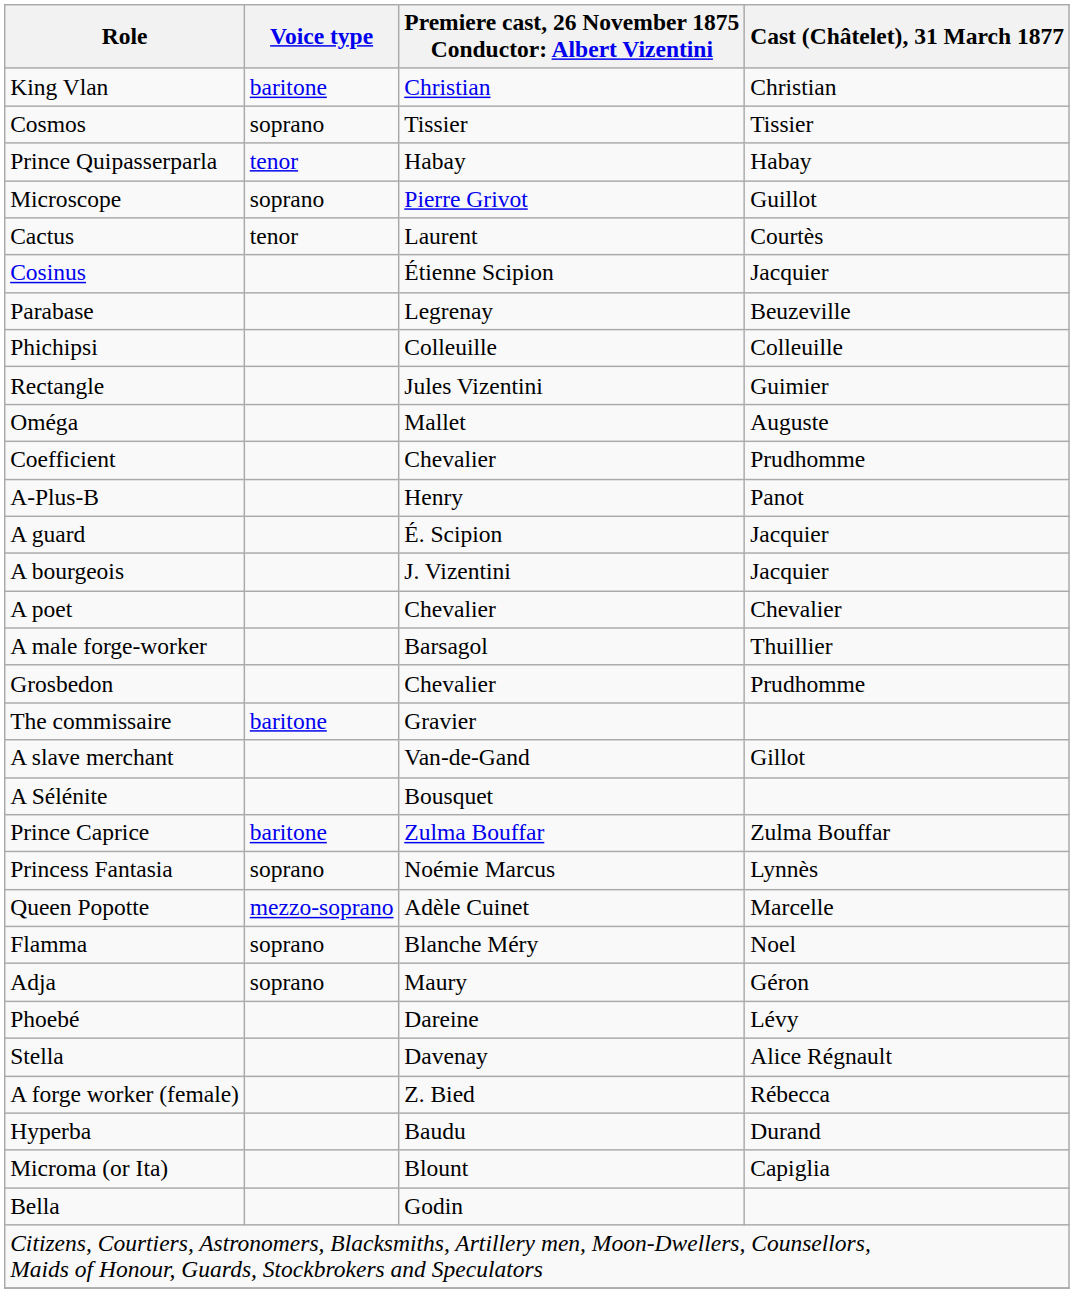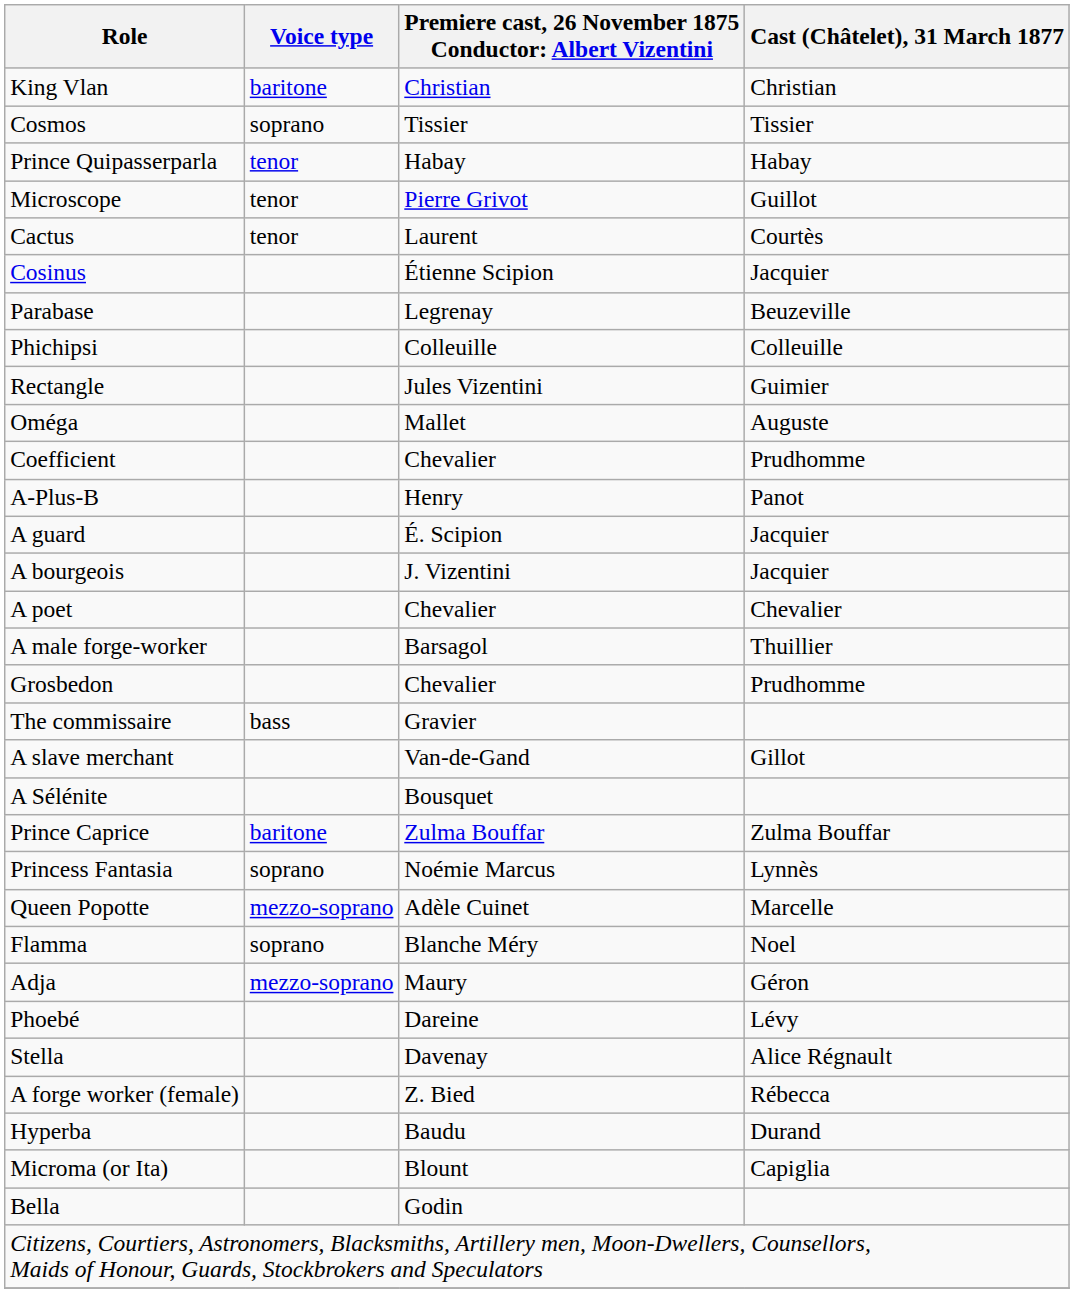(287, 198) soprano -> (274, 198) tenor
(288, 721) baritone -> (270, 721) bass
(287, 982) soprano -> (322, 982) mezzo-soprano
